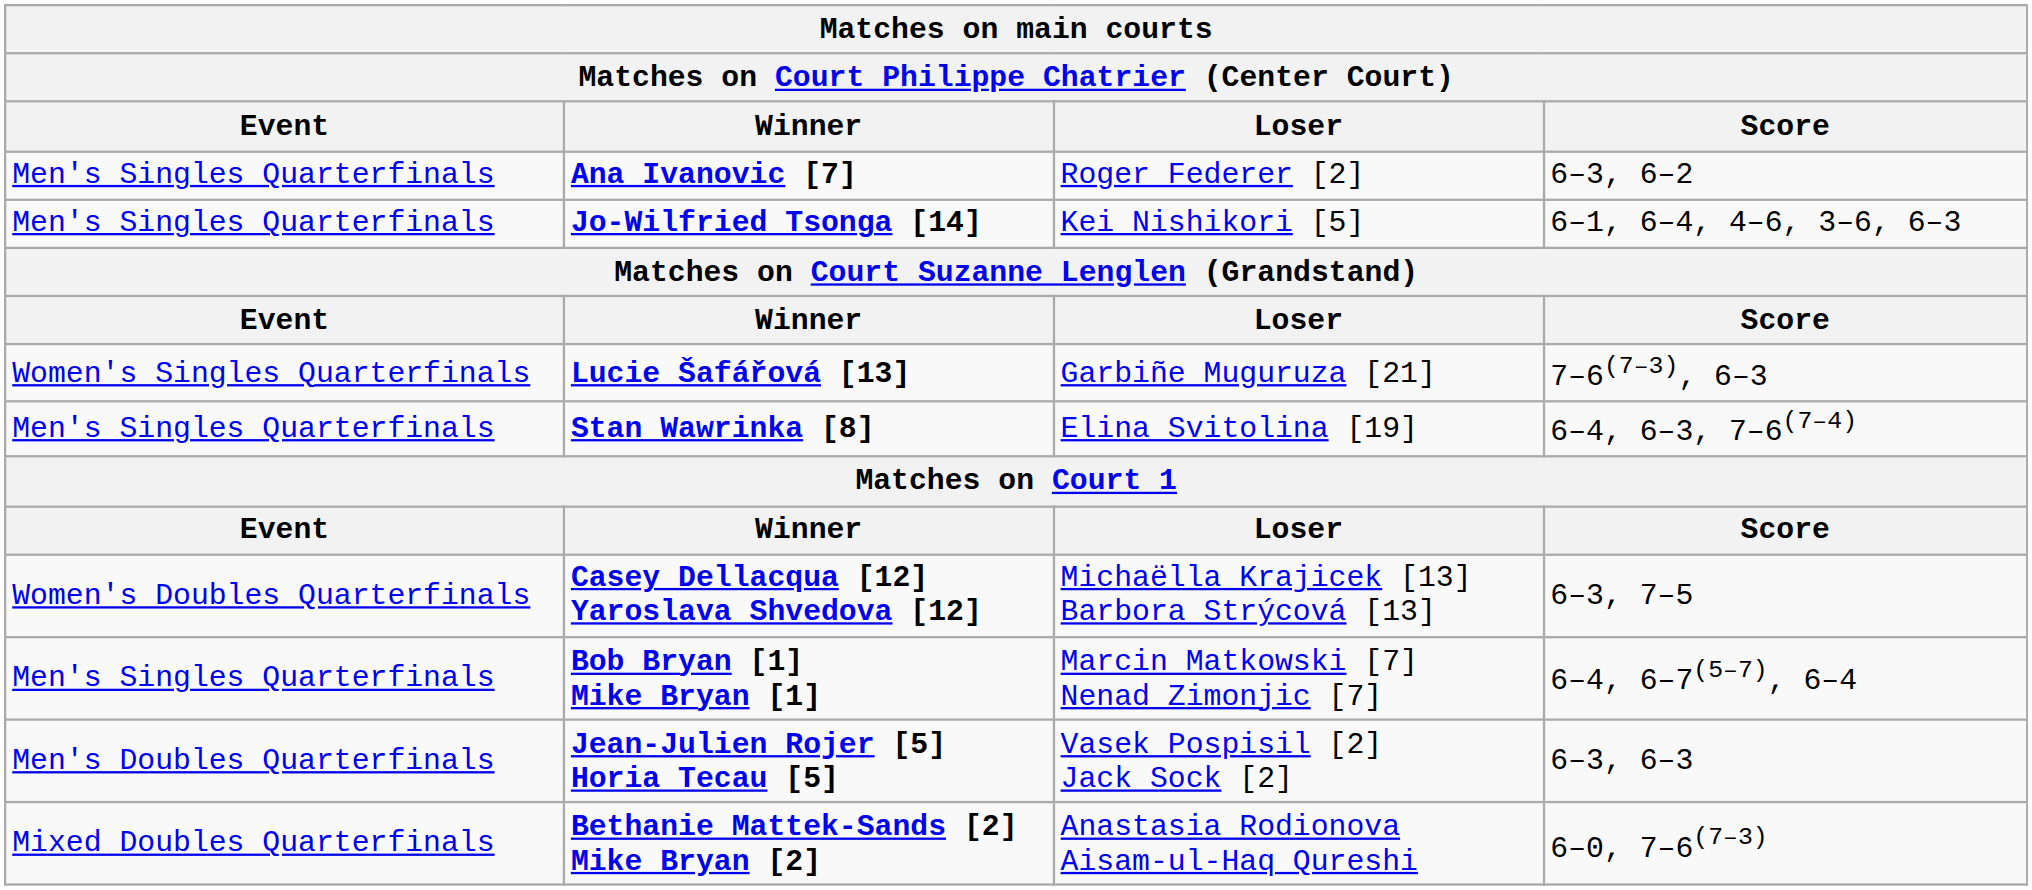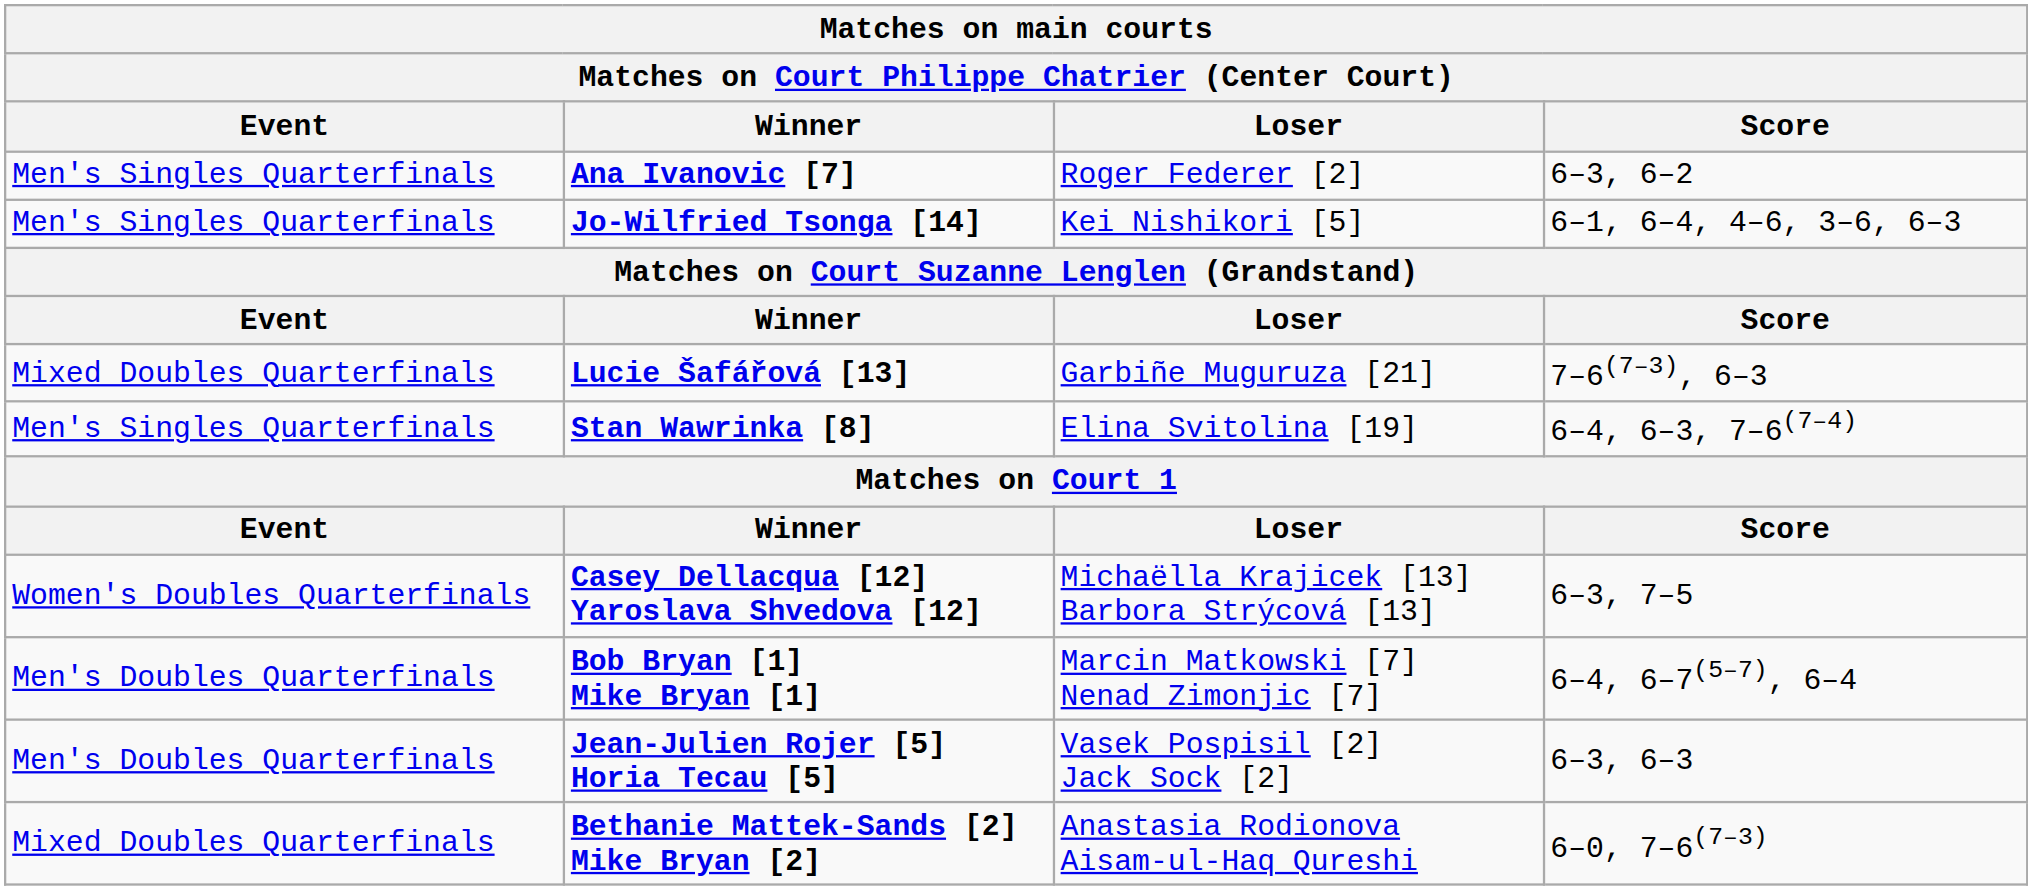(271, 373) Women's Singles Quarterfinals -> (253, 373) Mixed Doubles Quarterfinals
(253, 678) Men's Singles Quarterfinals -> (253, 678) Men's Doubles Quarterfinals
